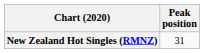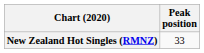(180, 40) 31 -> (180, 40) 33
